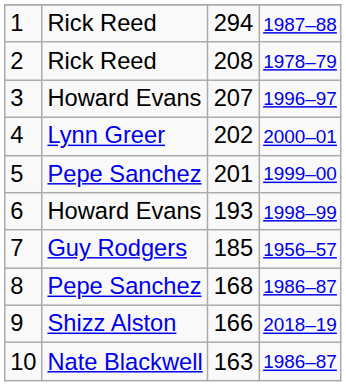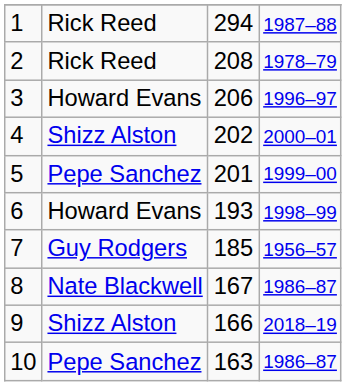(233, 98) 207 -> (233, 98) 206
(106, 135) Lynn Greer -> (112, 135) Shizz Alston
(124, 286) Pepe Sanchez -> (125, 286) Nate Blackwell
(233, 286) 168 -> (233, 286) 167
(125, 361) Nate Blackwell -> (124, 361) Pepe Sanchez
